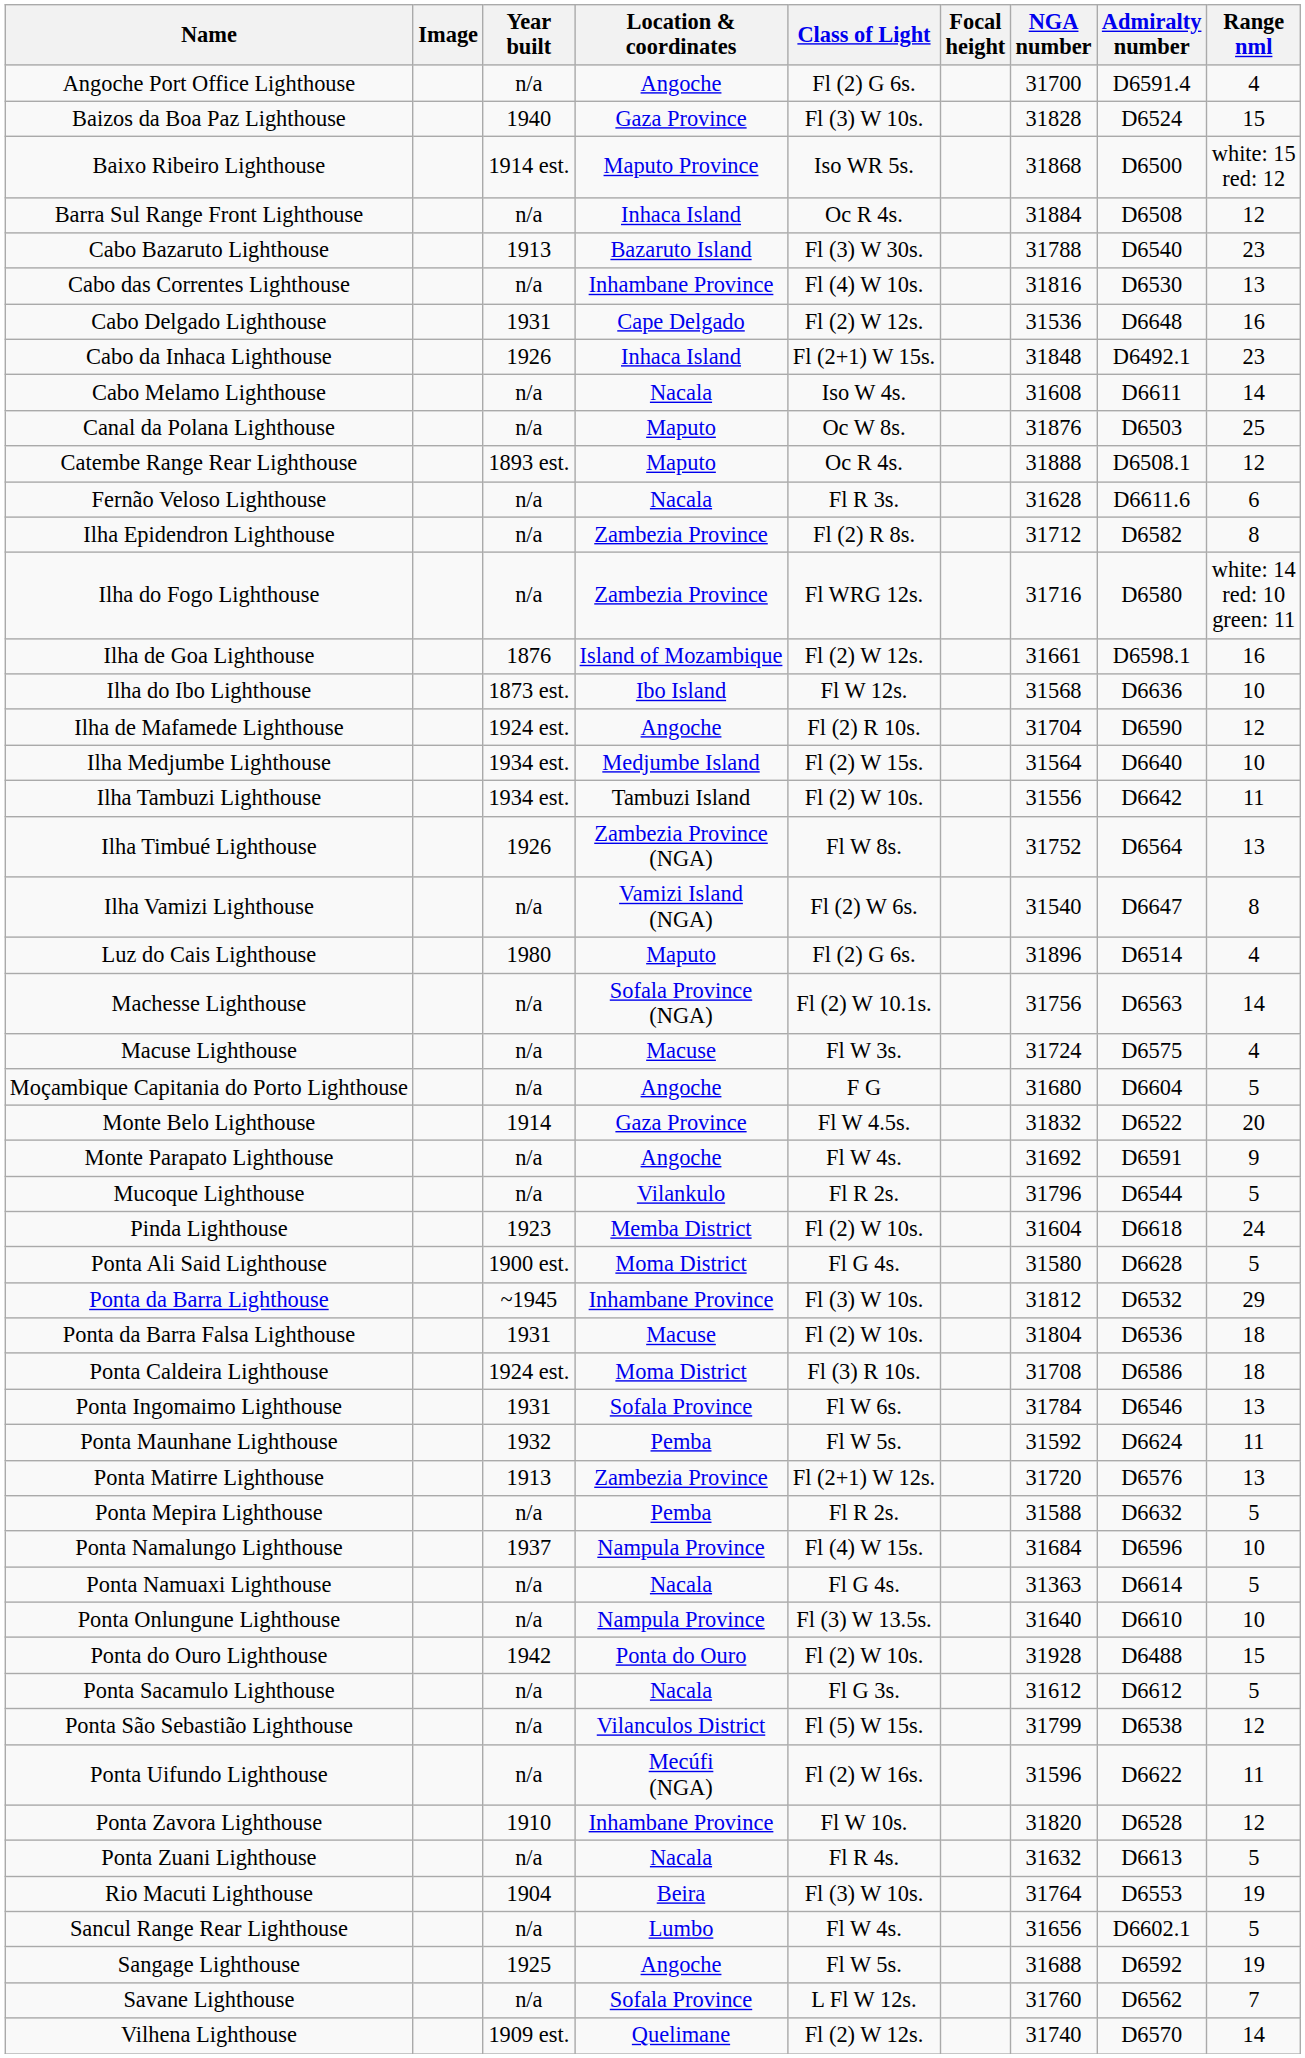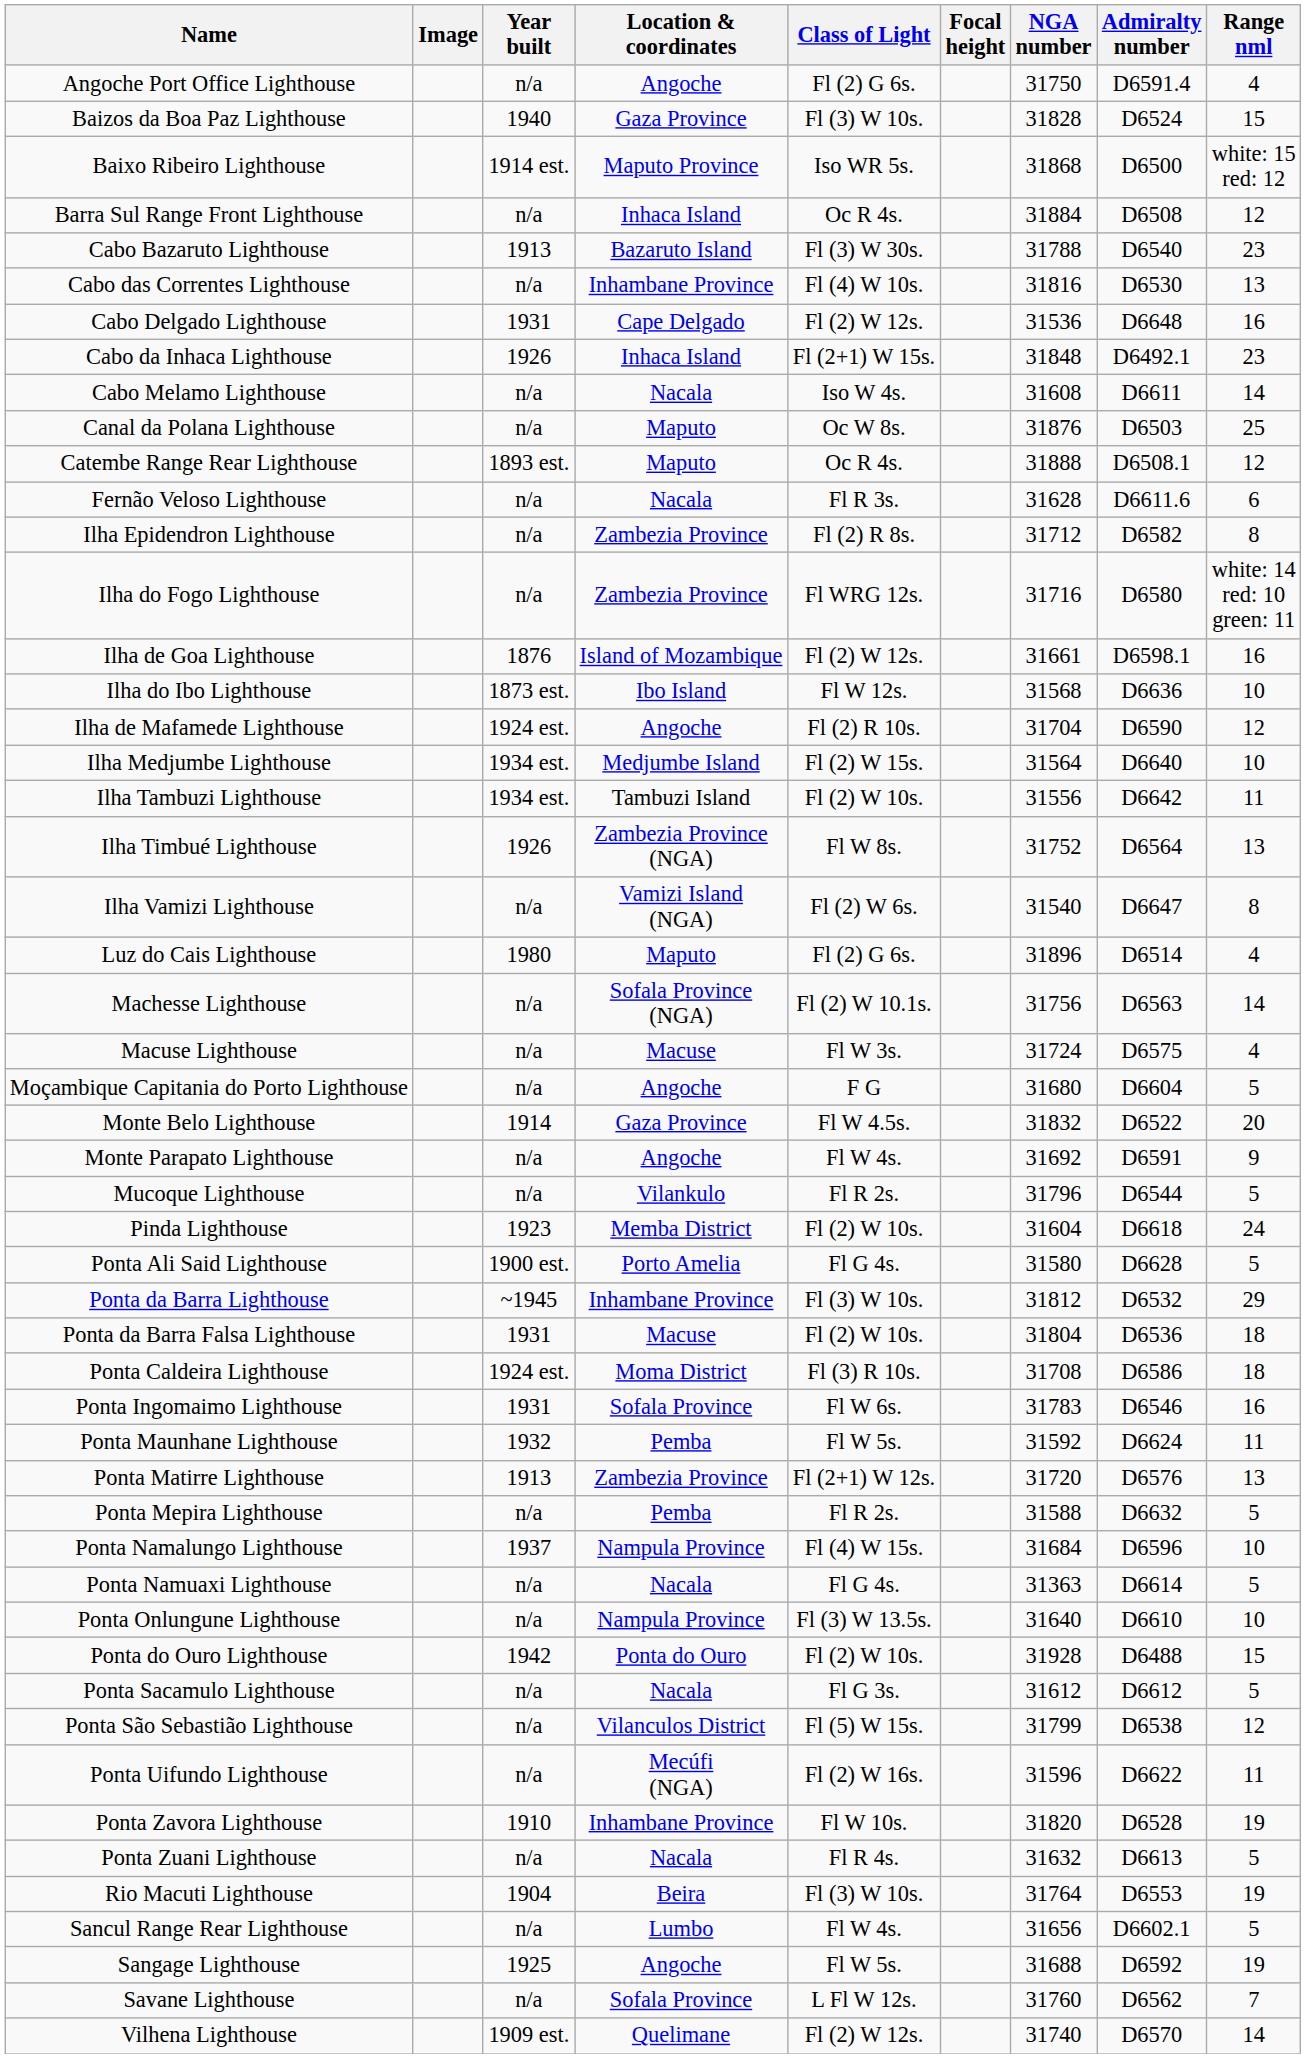(1054, 82) 31700 -> (1054, 82) 31750
(681, 1264) Moma District -> (681, 1264) Porto Amelia
(1054, 1406) 31784 -> (1054, 1406) 31783
(1254, 1406) 13 -> (1254, 1406) 16
(1254, 1822) 12 -> (1254, 1822) 19
